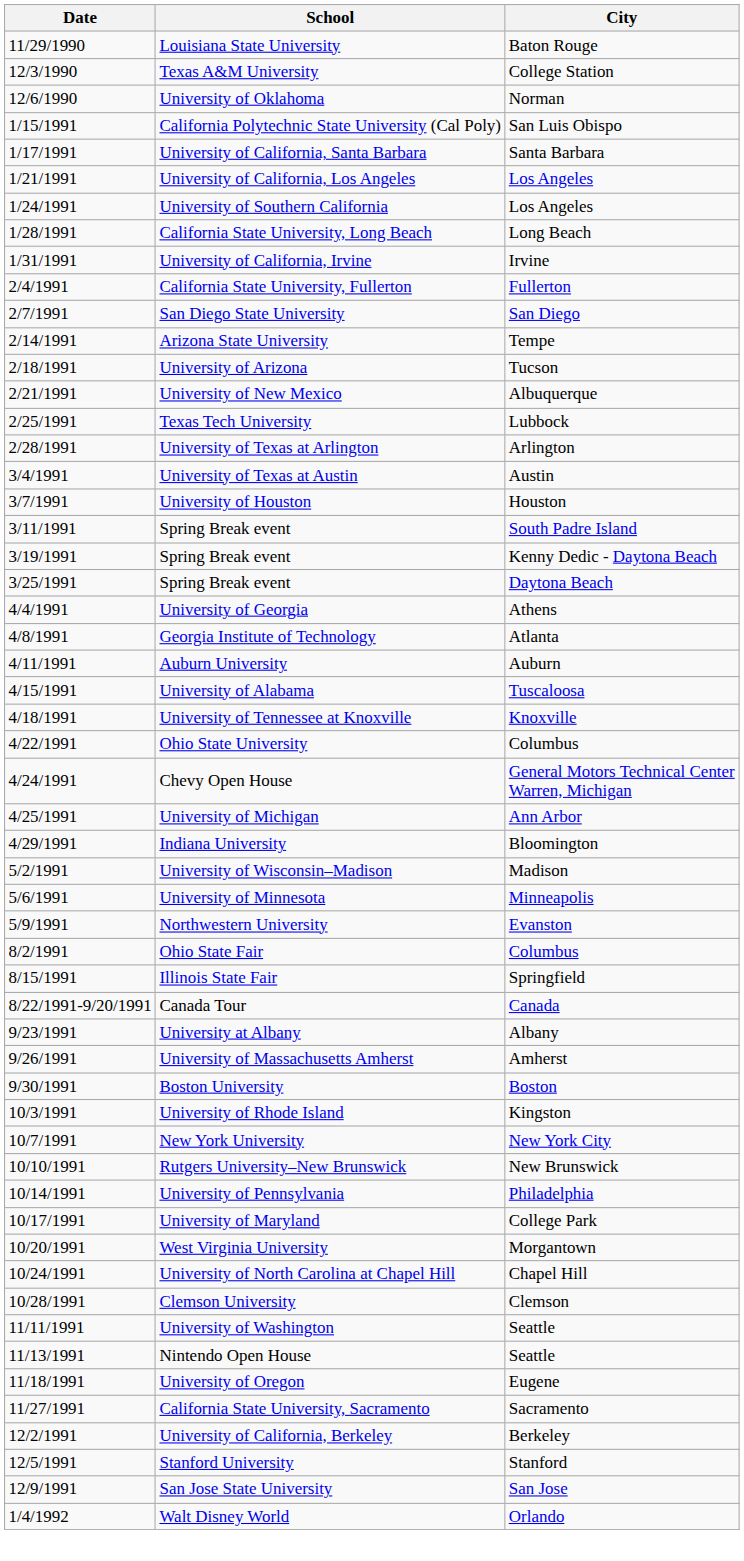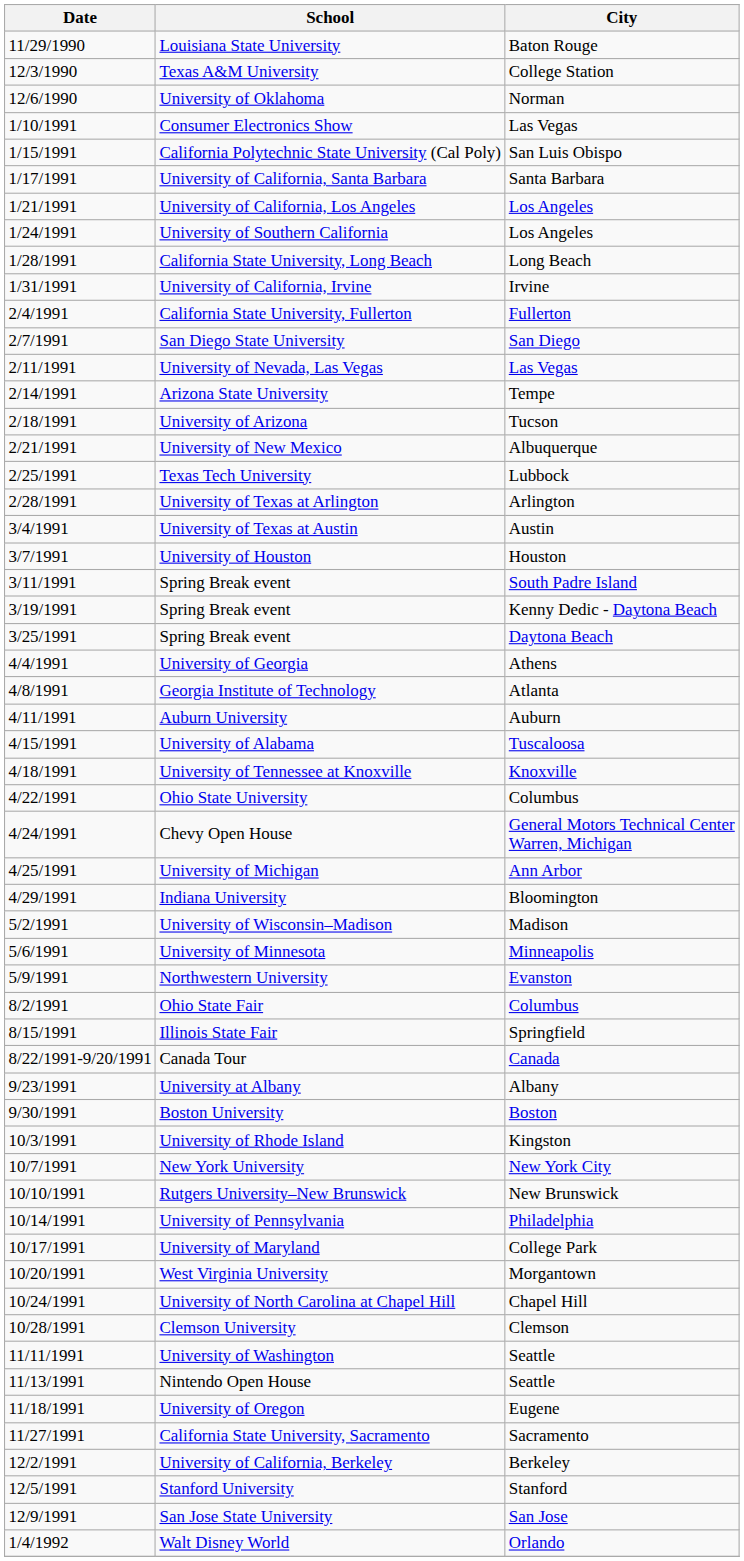+ row: (256, 125)
+ row: (271, 367)
- row: (286, 1059)
